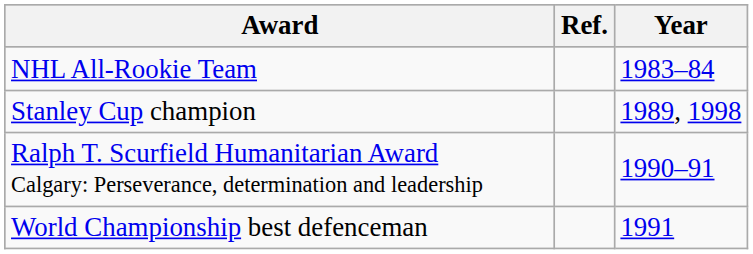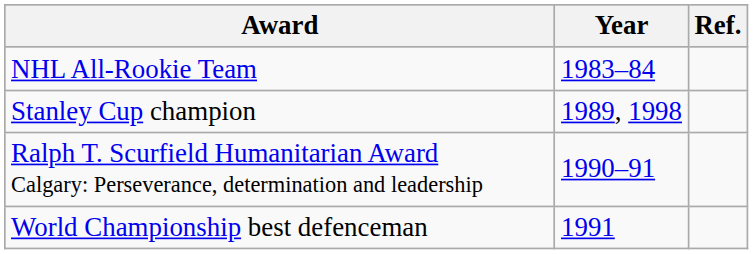columns swapped: (681, 25) <-> (585, 25)
